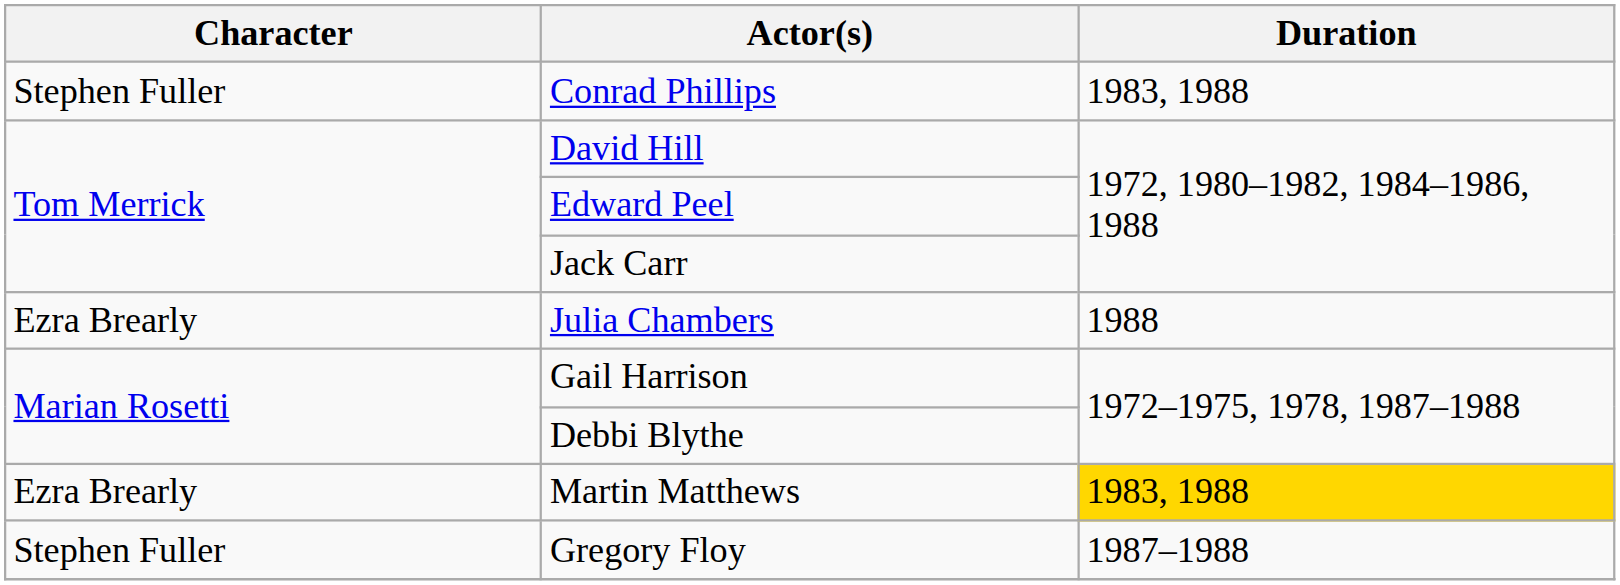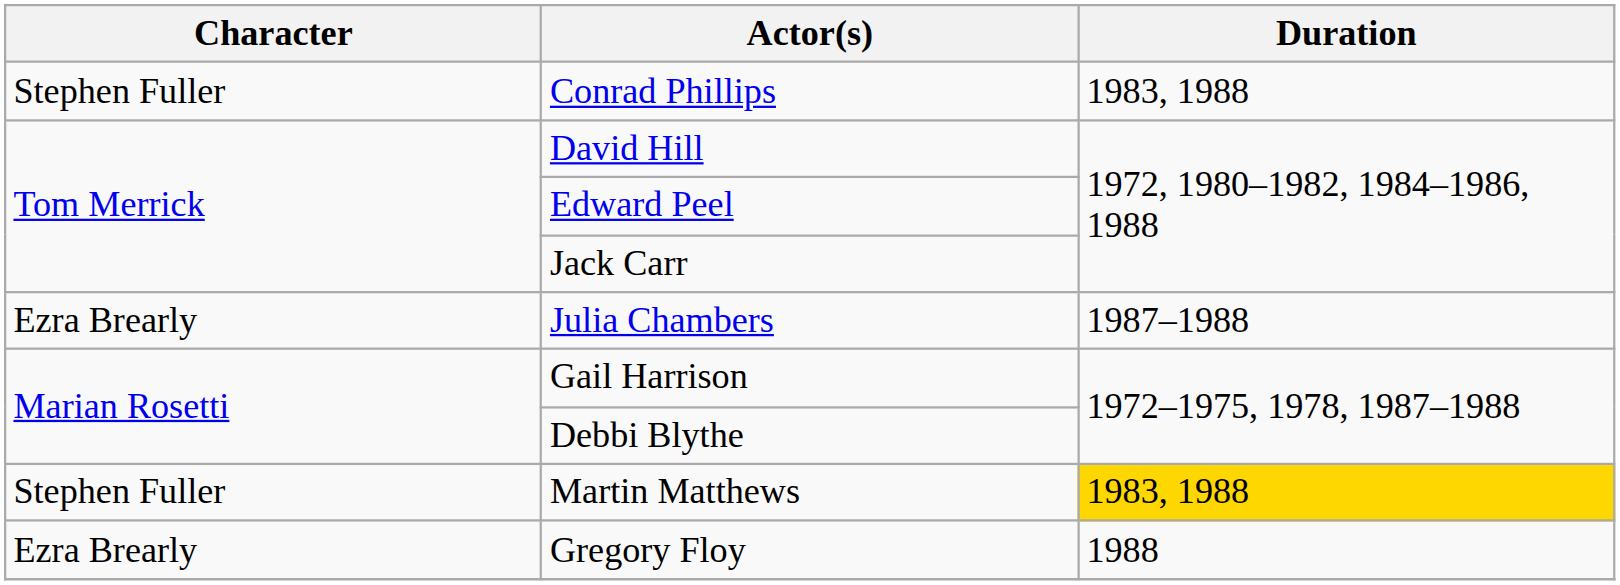(1123, 319) 1988 -> (1168, 319) 1987–1988
(105, 491) Ezra Brearly -> (119, 491) Stephen Fuller
(119, 549) Stephen Fuller -> (105, 549) Ezra Brearly
(1168, 549) 1987–1988 -> (1123, 549) 1988
